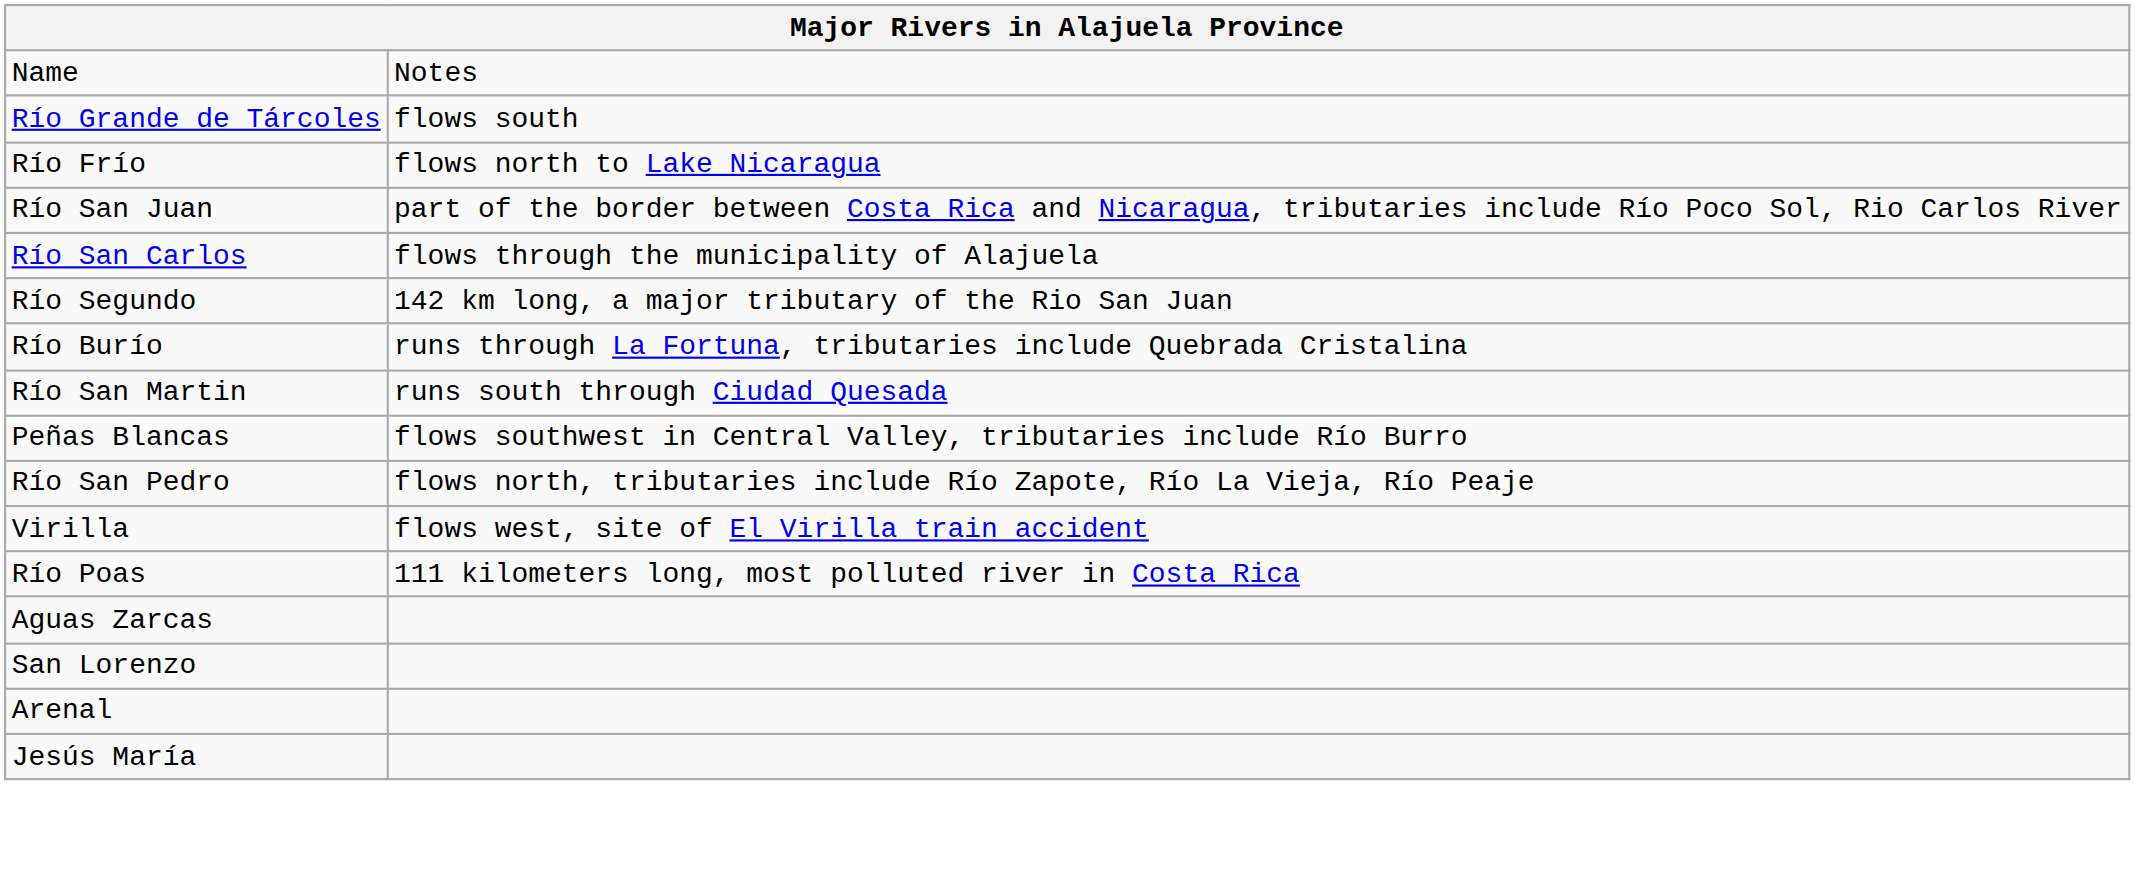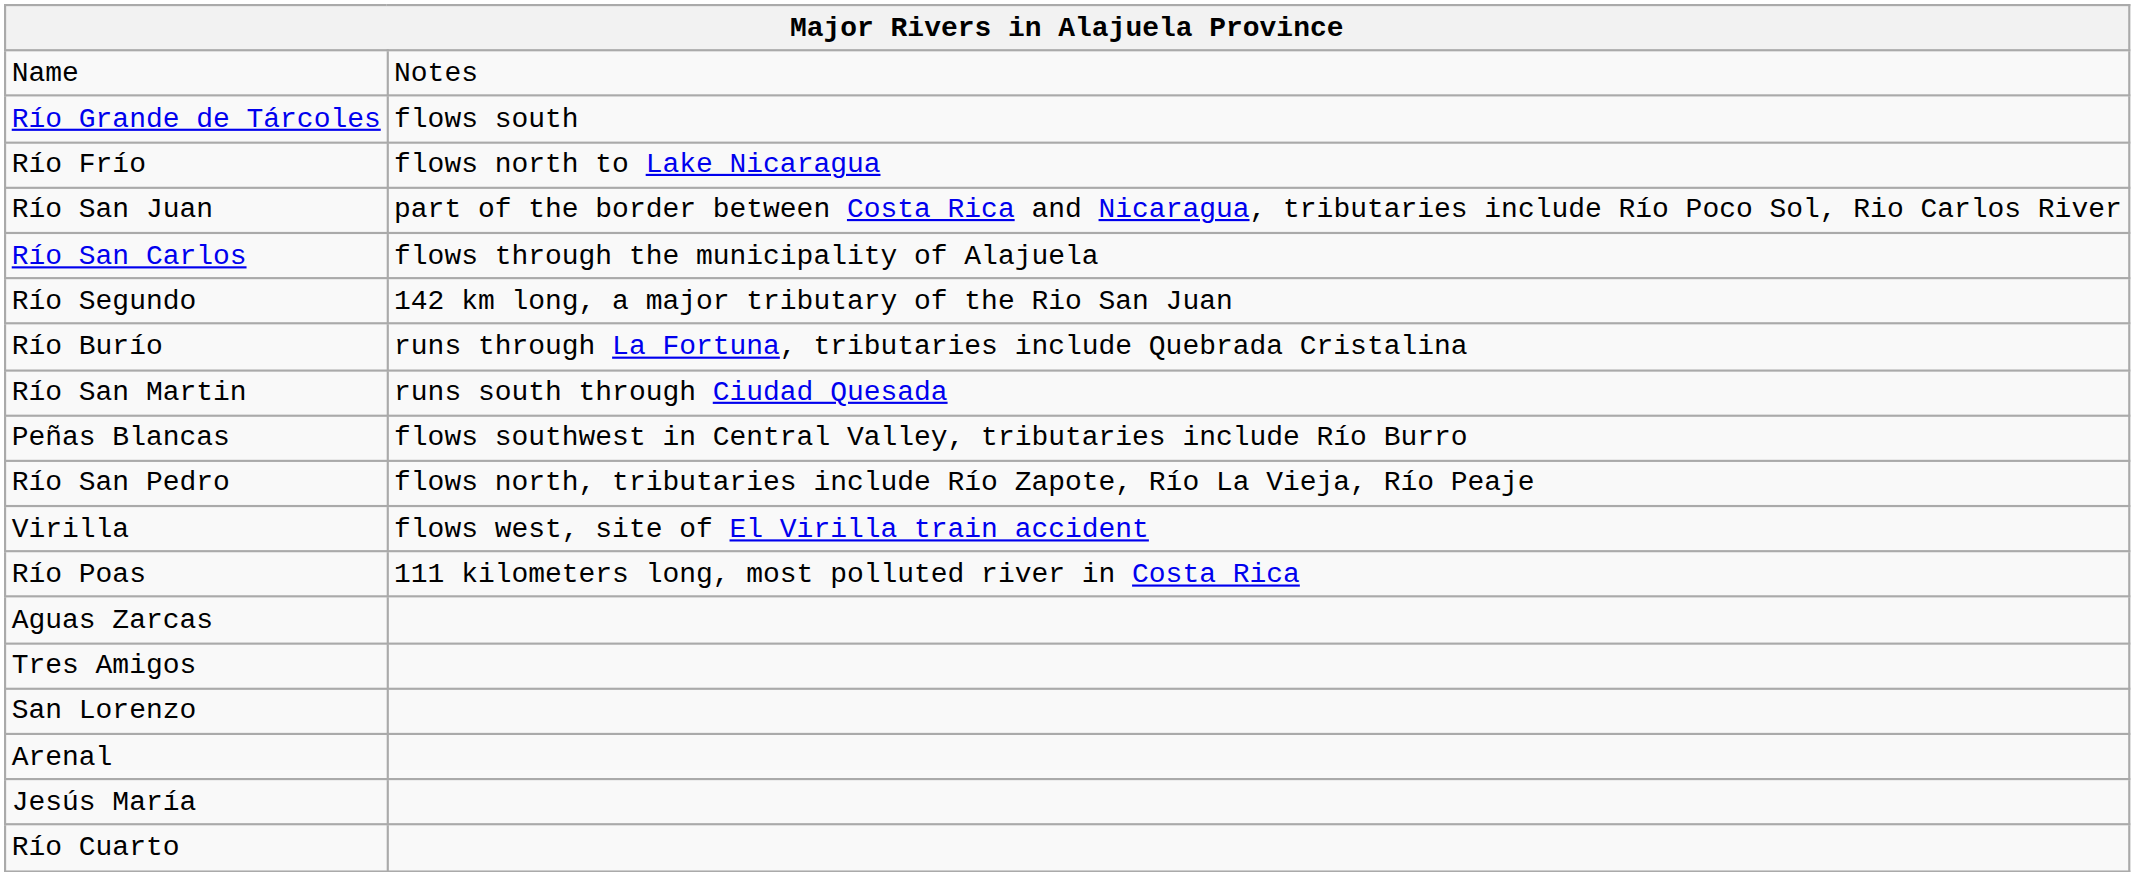+ row: (104, 666)
+ row: (96, 848)
